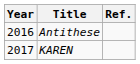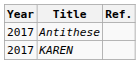(21, 32) 2016 -> (21, 32) 2017
